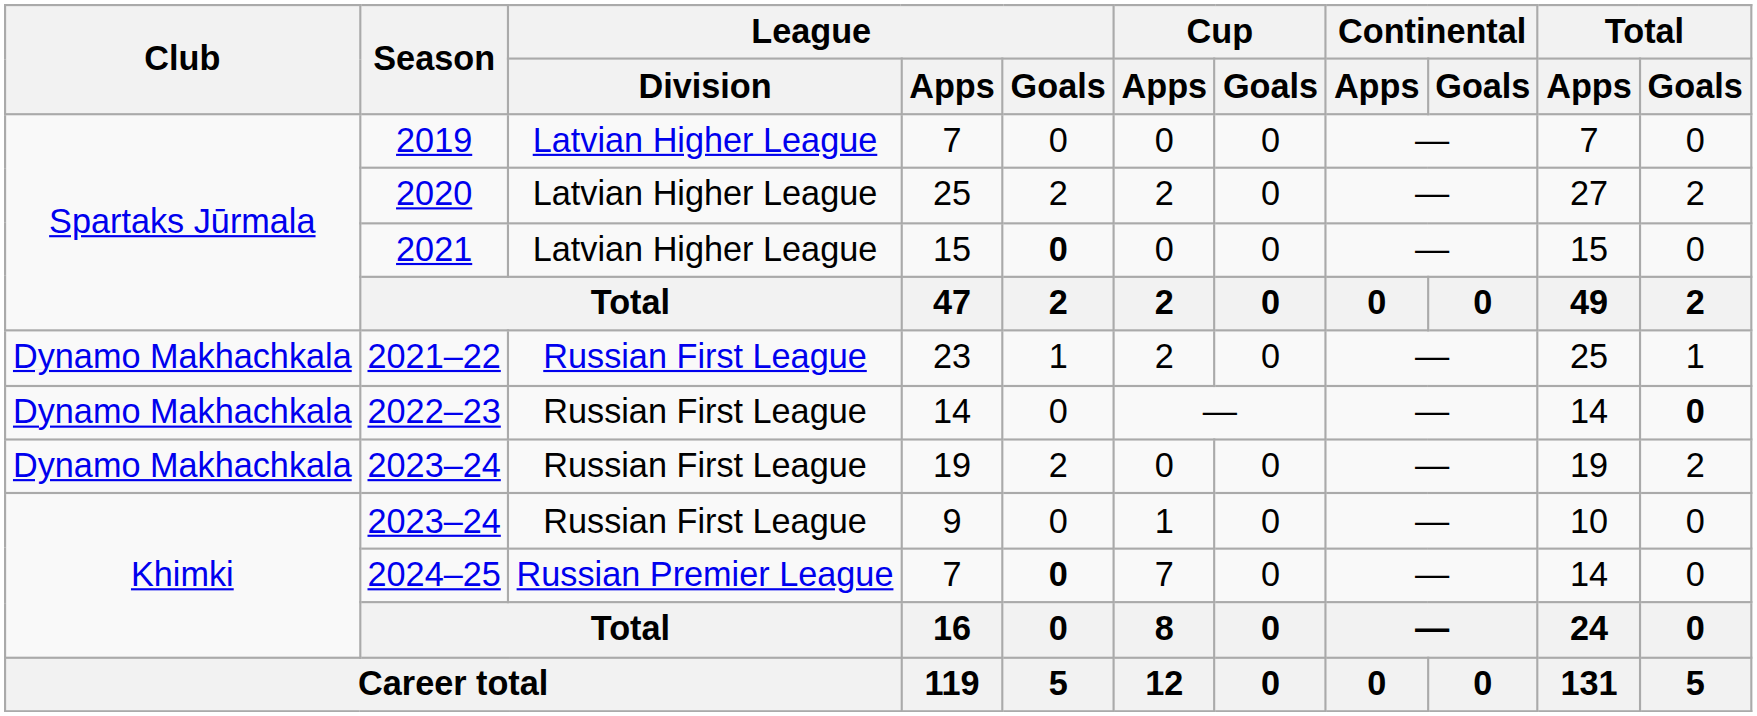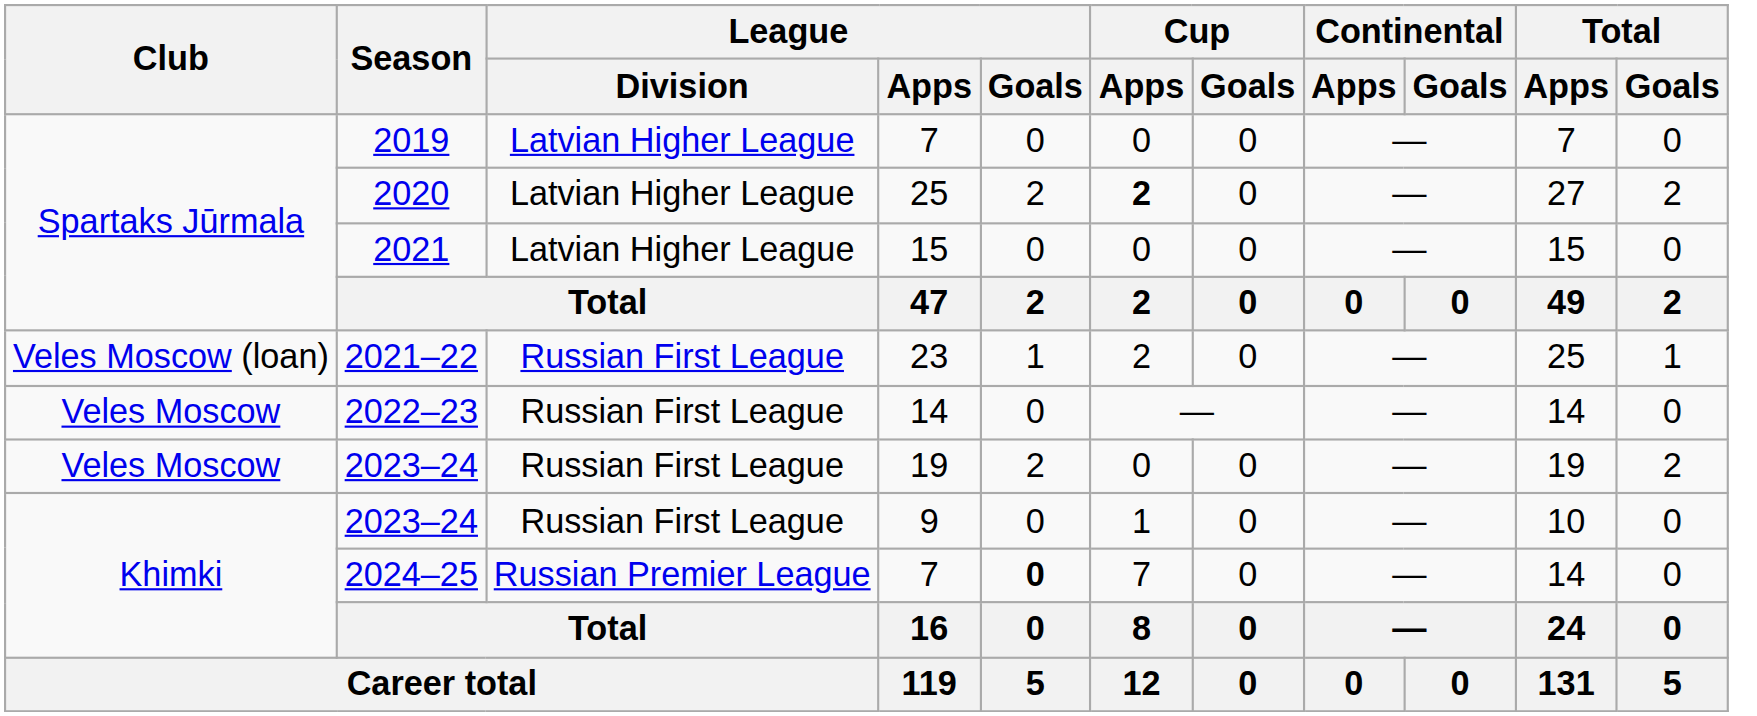(1164, 194) normal -> (1142, 194) bold
(1058, 248) bold -> (1035, 248) normal
(182, 357) Dynamo Makhachkala -> (171, 357) Veles Moscow (loan)
(182, 411) Dynamo Makhachkala -> (171, 411) Veles Moscow
(1695, 411) bold -> (1672, 411) normal
(182, 466) Dynamo Makhachkala -> (171, 466) Veles Moscow
